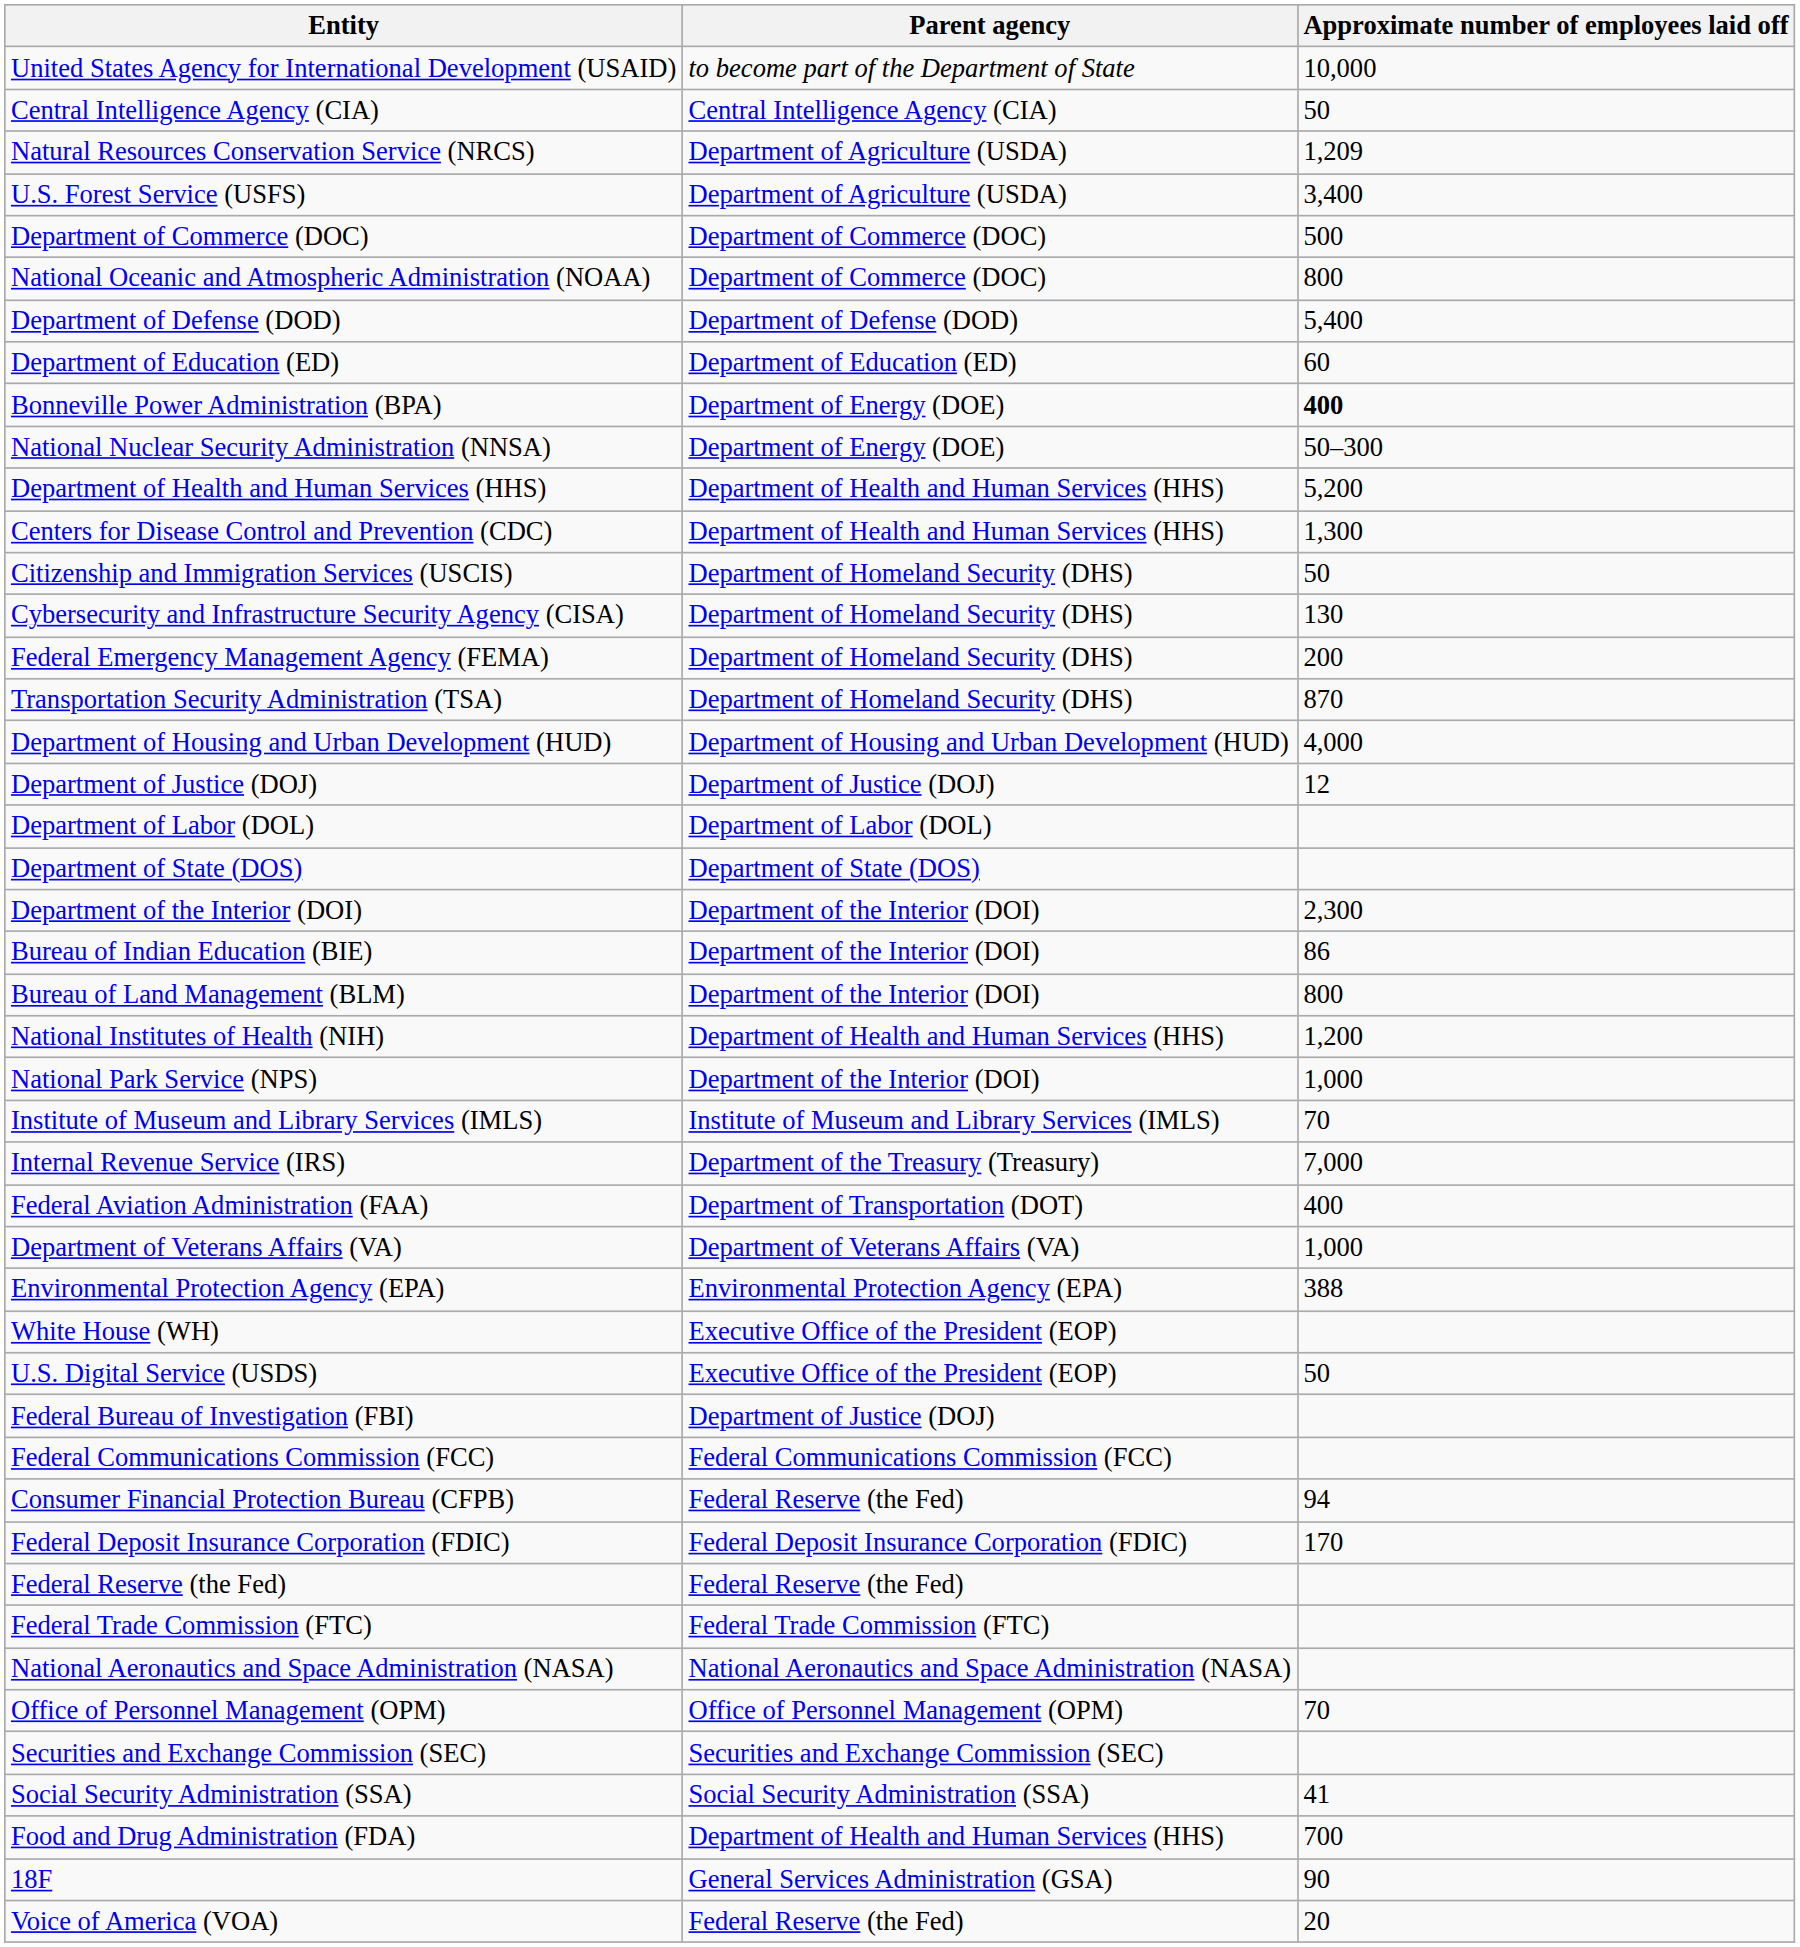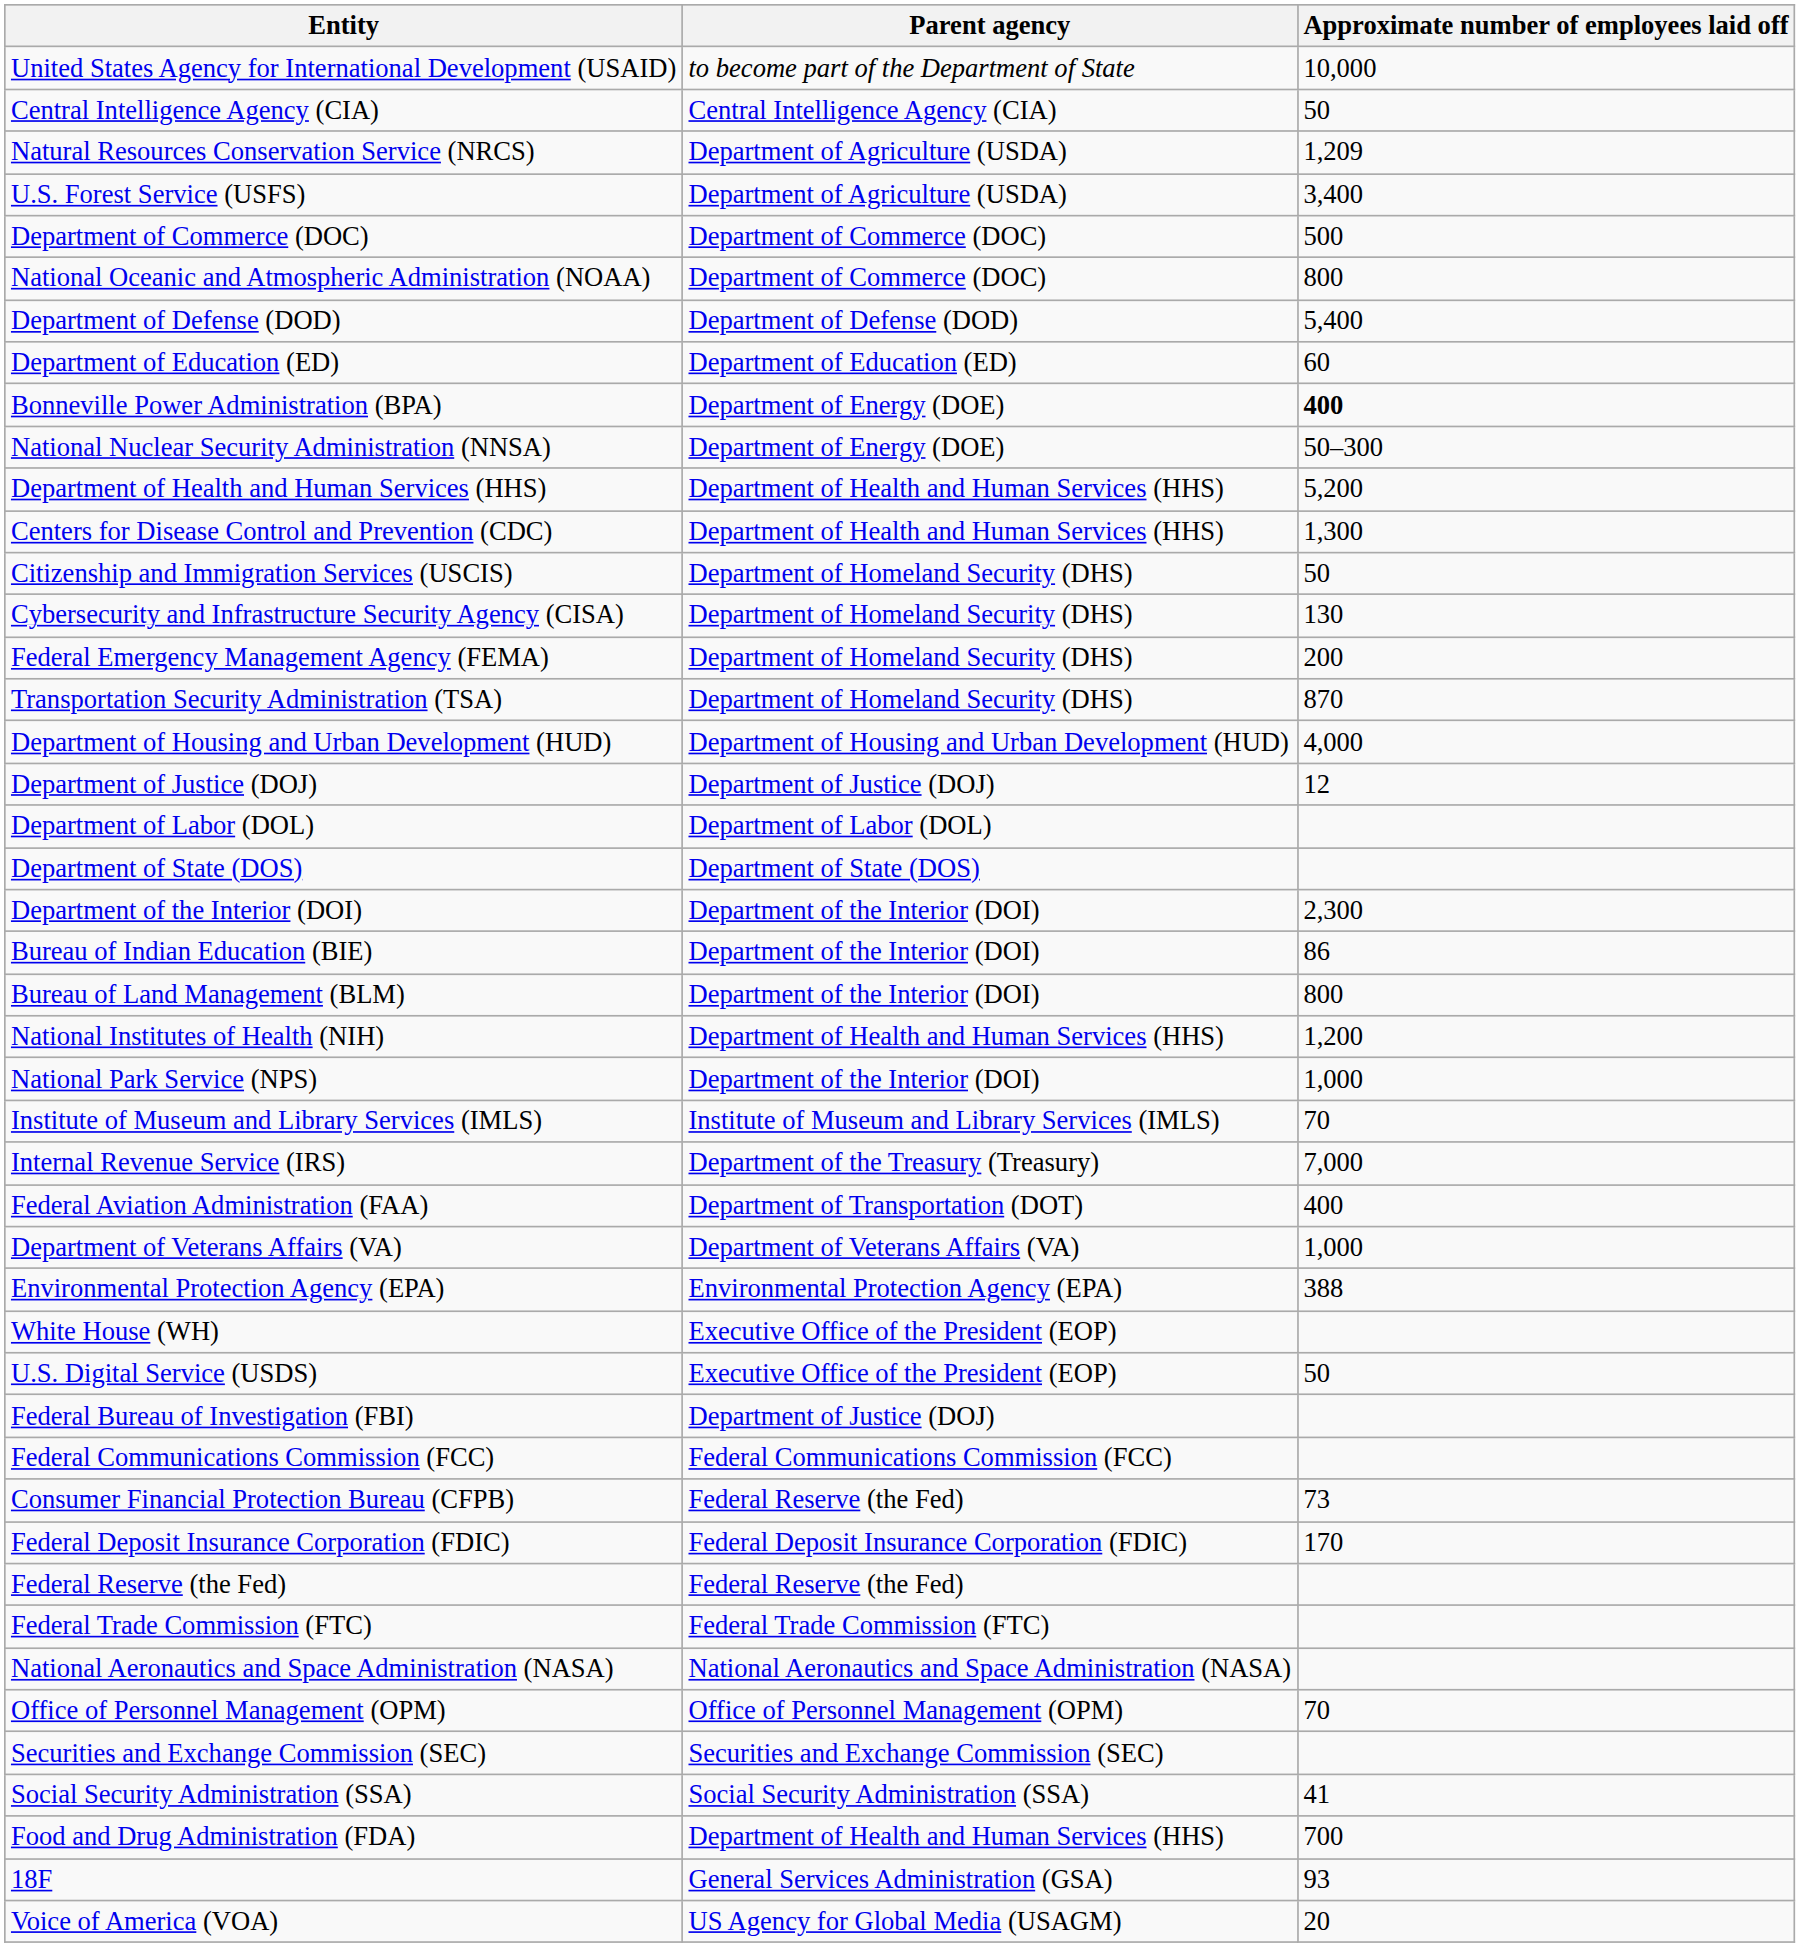(1317, 1499) 94 -> (1317, 1499) 73
(1317, 1878) 90 -> (1317, 1878) 93
(826, 1921) Federal Reserve (the Fed) -> (905, 1921) US Agency for Global Media (USAGM)
